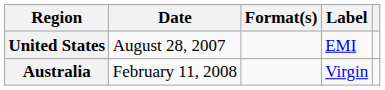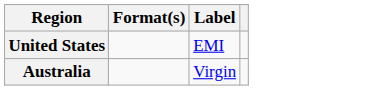- column: (175, 17)
